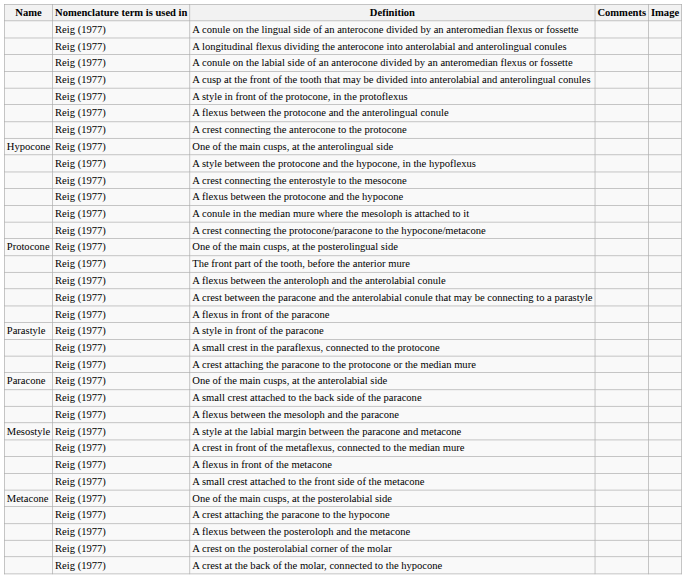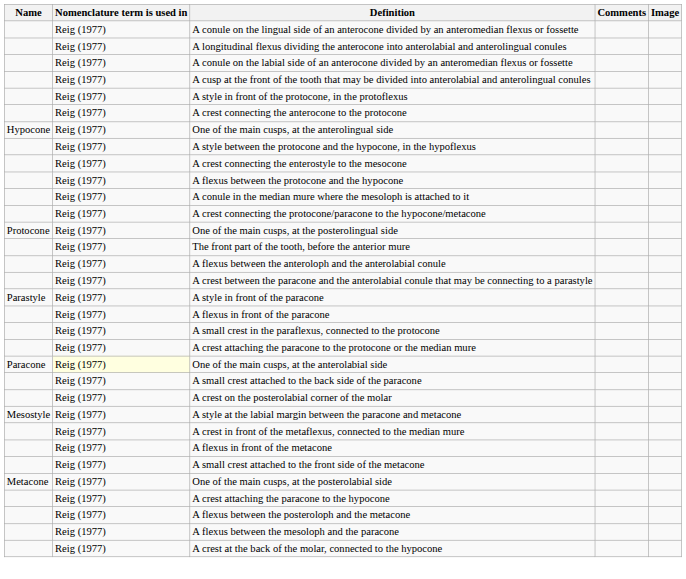- row: (320, 113)
rows swapped: (258, 331) <-> (261, 314)
(80, 381) no background -> (80, 364) lightyellow background
rows swapped: (296, 414) <-> (292, 548)
